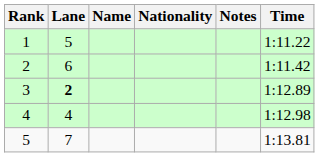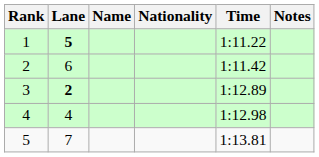columns swapped: (287, 16) <-> (238, 16)
(68, 41) normal -> (68, 41) bold
